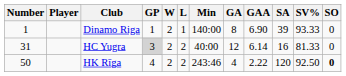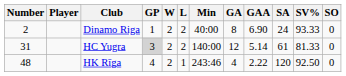(26, 29) 1 -> (26, 29) 2
(183, 29) 1 -> (183, 29) 2
(206, 29) 140:00 -> (206, 29) 40:00
(283, 29) 39 -> (283, 29) 24
(206, 46) 40:00 -> (206, 46) 140:00
(258, 46) 6.14 -> (258, 46) 5.14
(283, 46) 16 -> (283, 46) 61
(26, 63) 50 -> (26, 63) 48
(183, 63) 2 -> (183, 63) 1
(332, 63) bold -> (332, 63) normal
